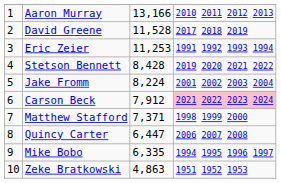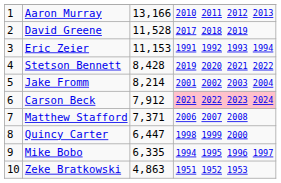(152, 48) 11,253 -> (152, 48) 11,153
(149, 83) 8,224 -> (149, 83) 8,214
(212, 117) 1998 1999 2000 -> (212, 117) 2006 2007 2008
(212, 135) 2006 2007 2008 -> (212, 135) 1998 1999 2000
